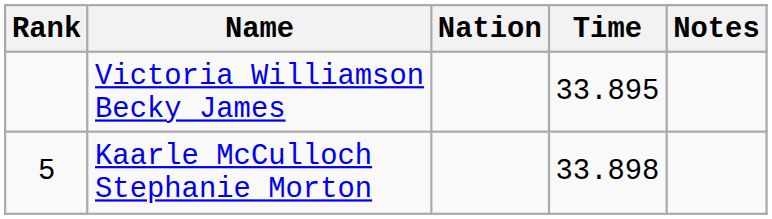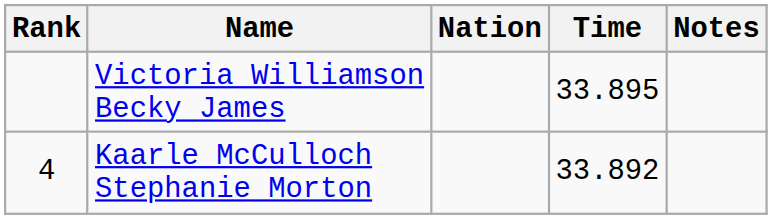(47, 173) 5 -> (47, 173) 4
(607, 173) 33.898 -> (607, 173) 33.892
